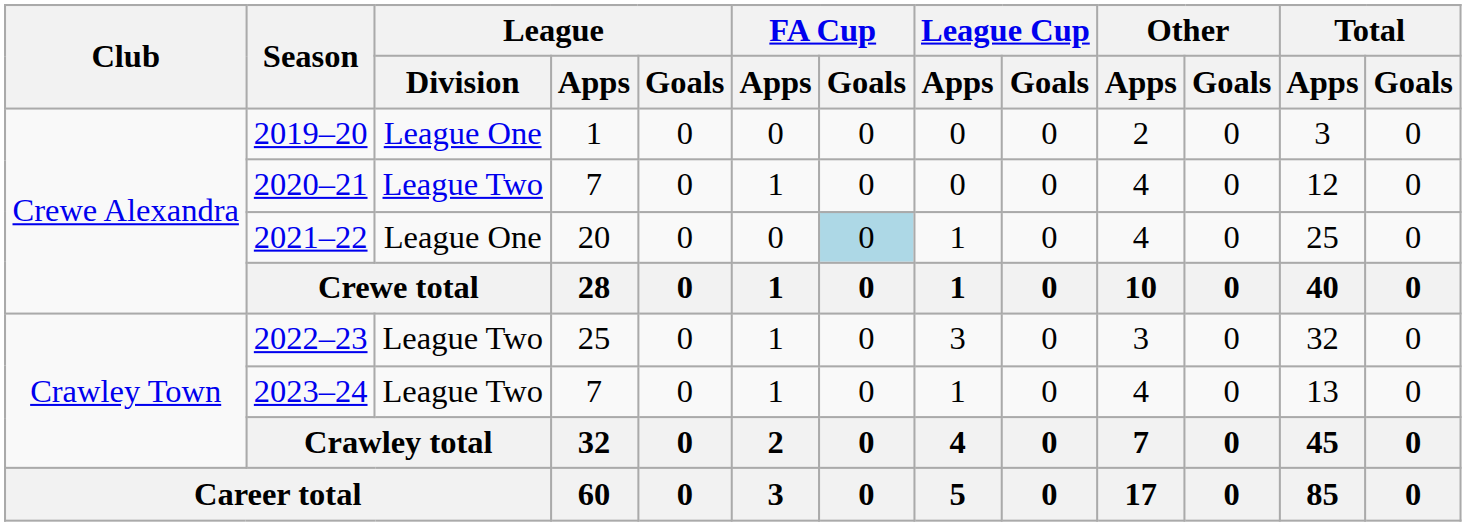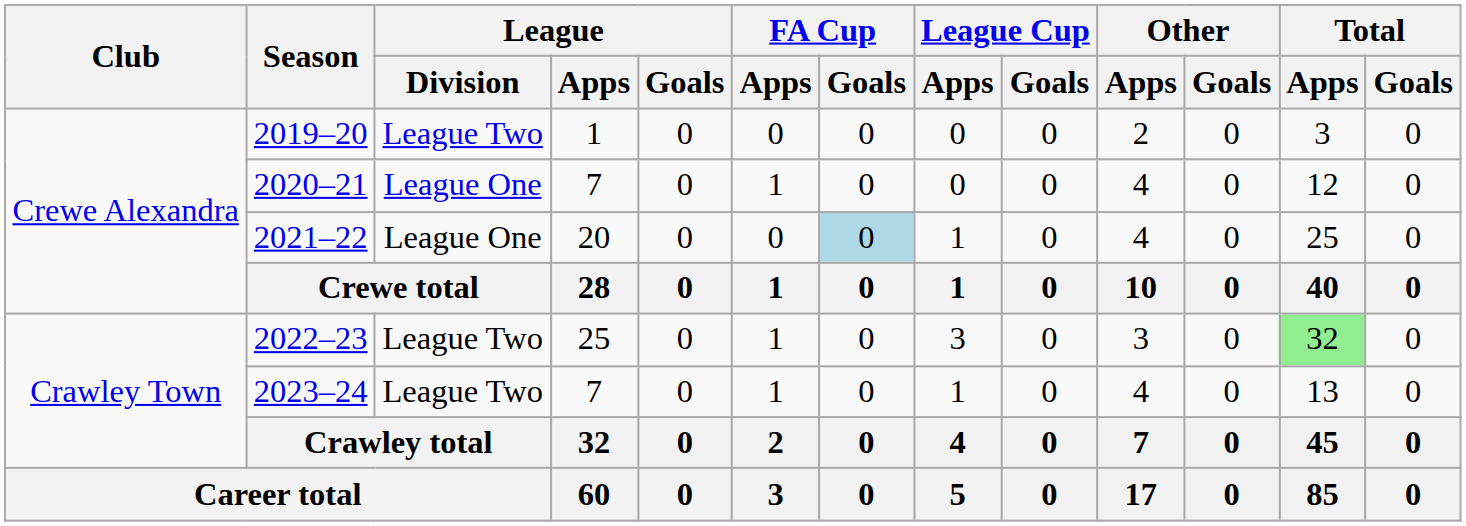(463, 133) League One -> (463, 133) League Two
(463, 184) League Two -> (463, 184) League One
(1322, 339) no background -> (1322, 339) lightgreen background
